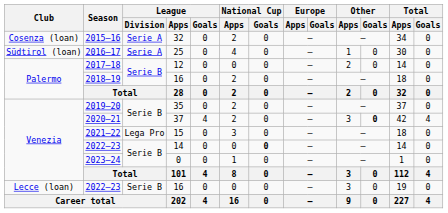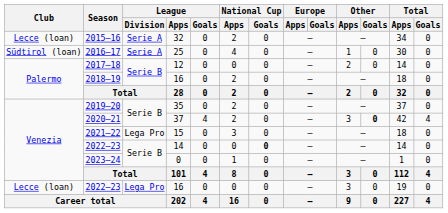(44, 38) Cosenza (loan) -> (44, 38) Lecce (loan)
(144, 187) Serie B -> (144, 187) Lega Pro
